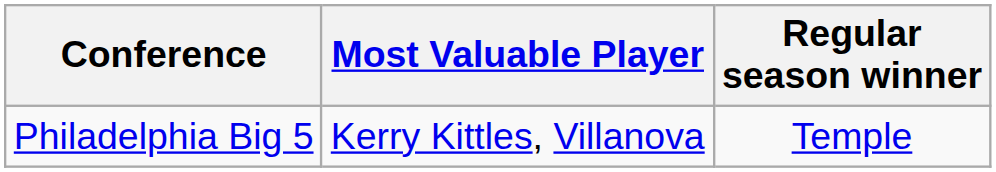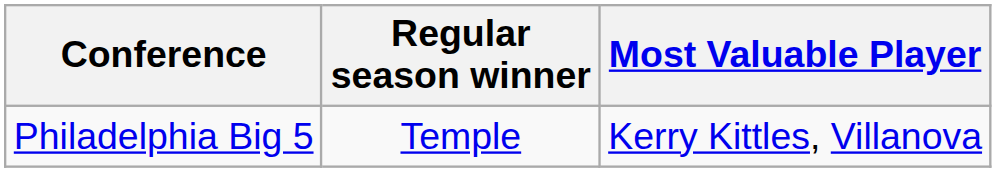columns swapped: (852, 55) <-> (518, 55)
